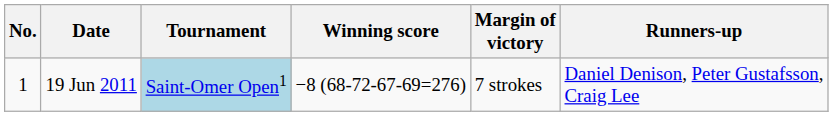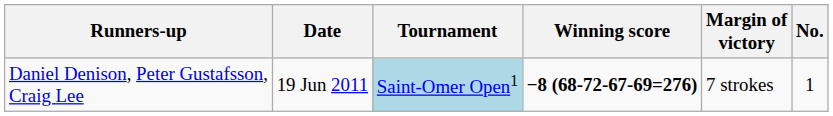columns swapped: (23, 31) <-> (694, 31)
(381, 84) normal -> (612, 84) bold
